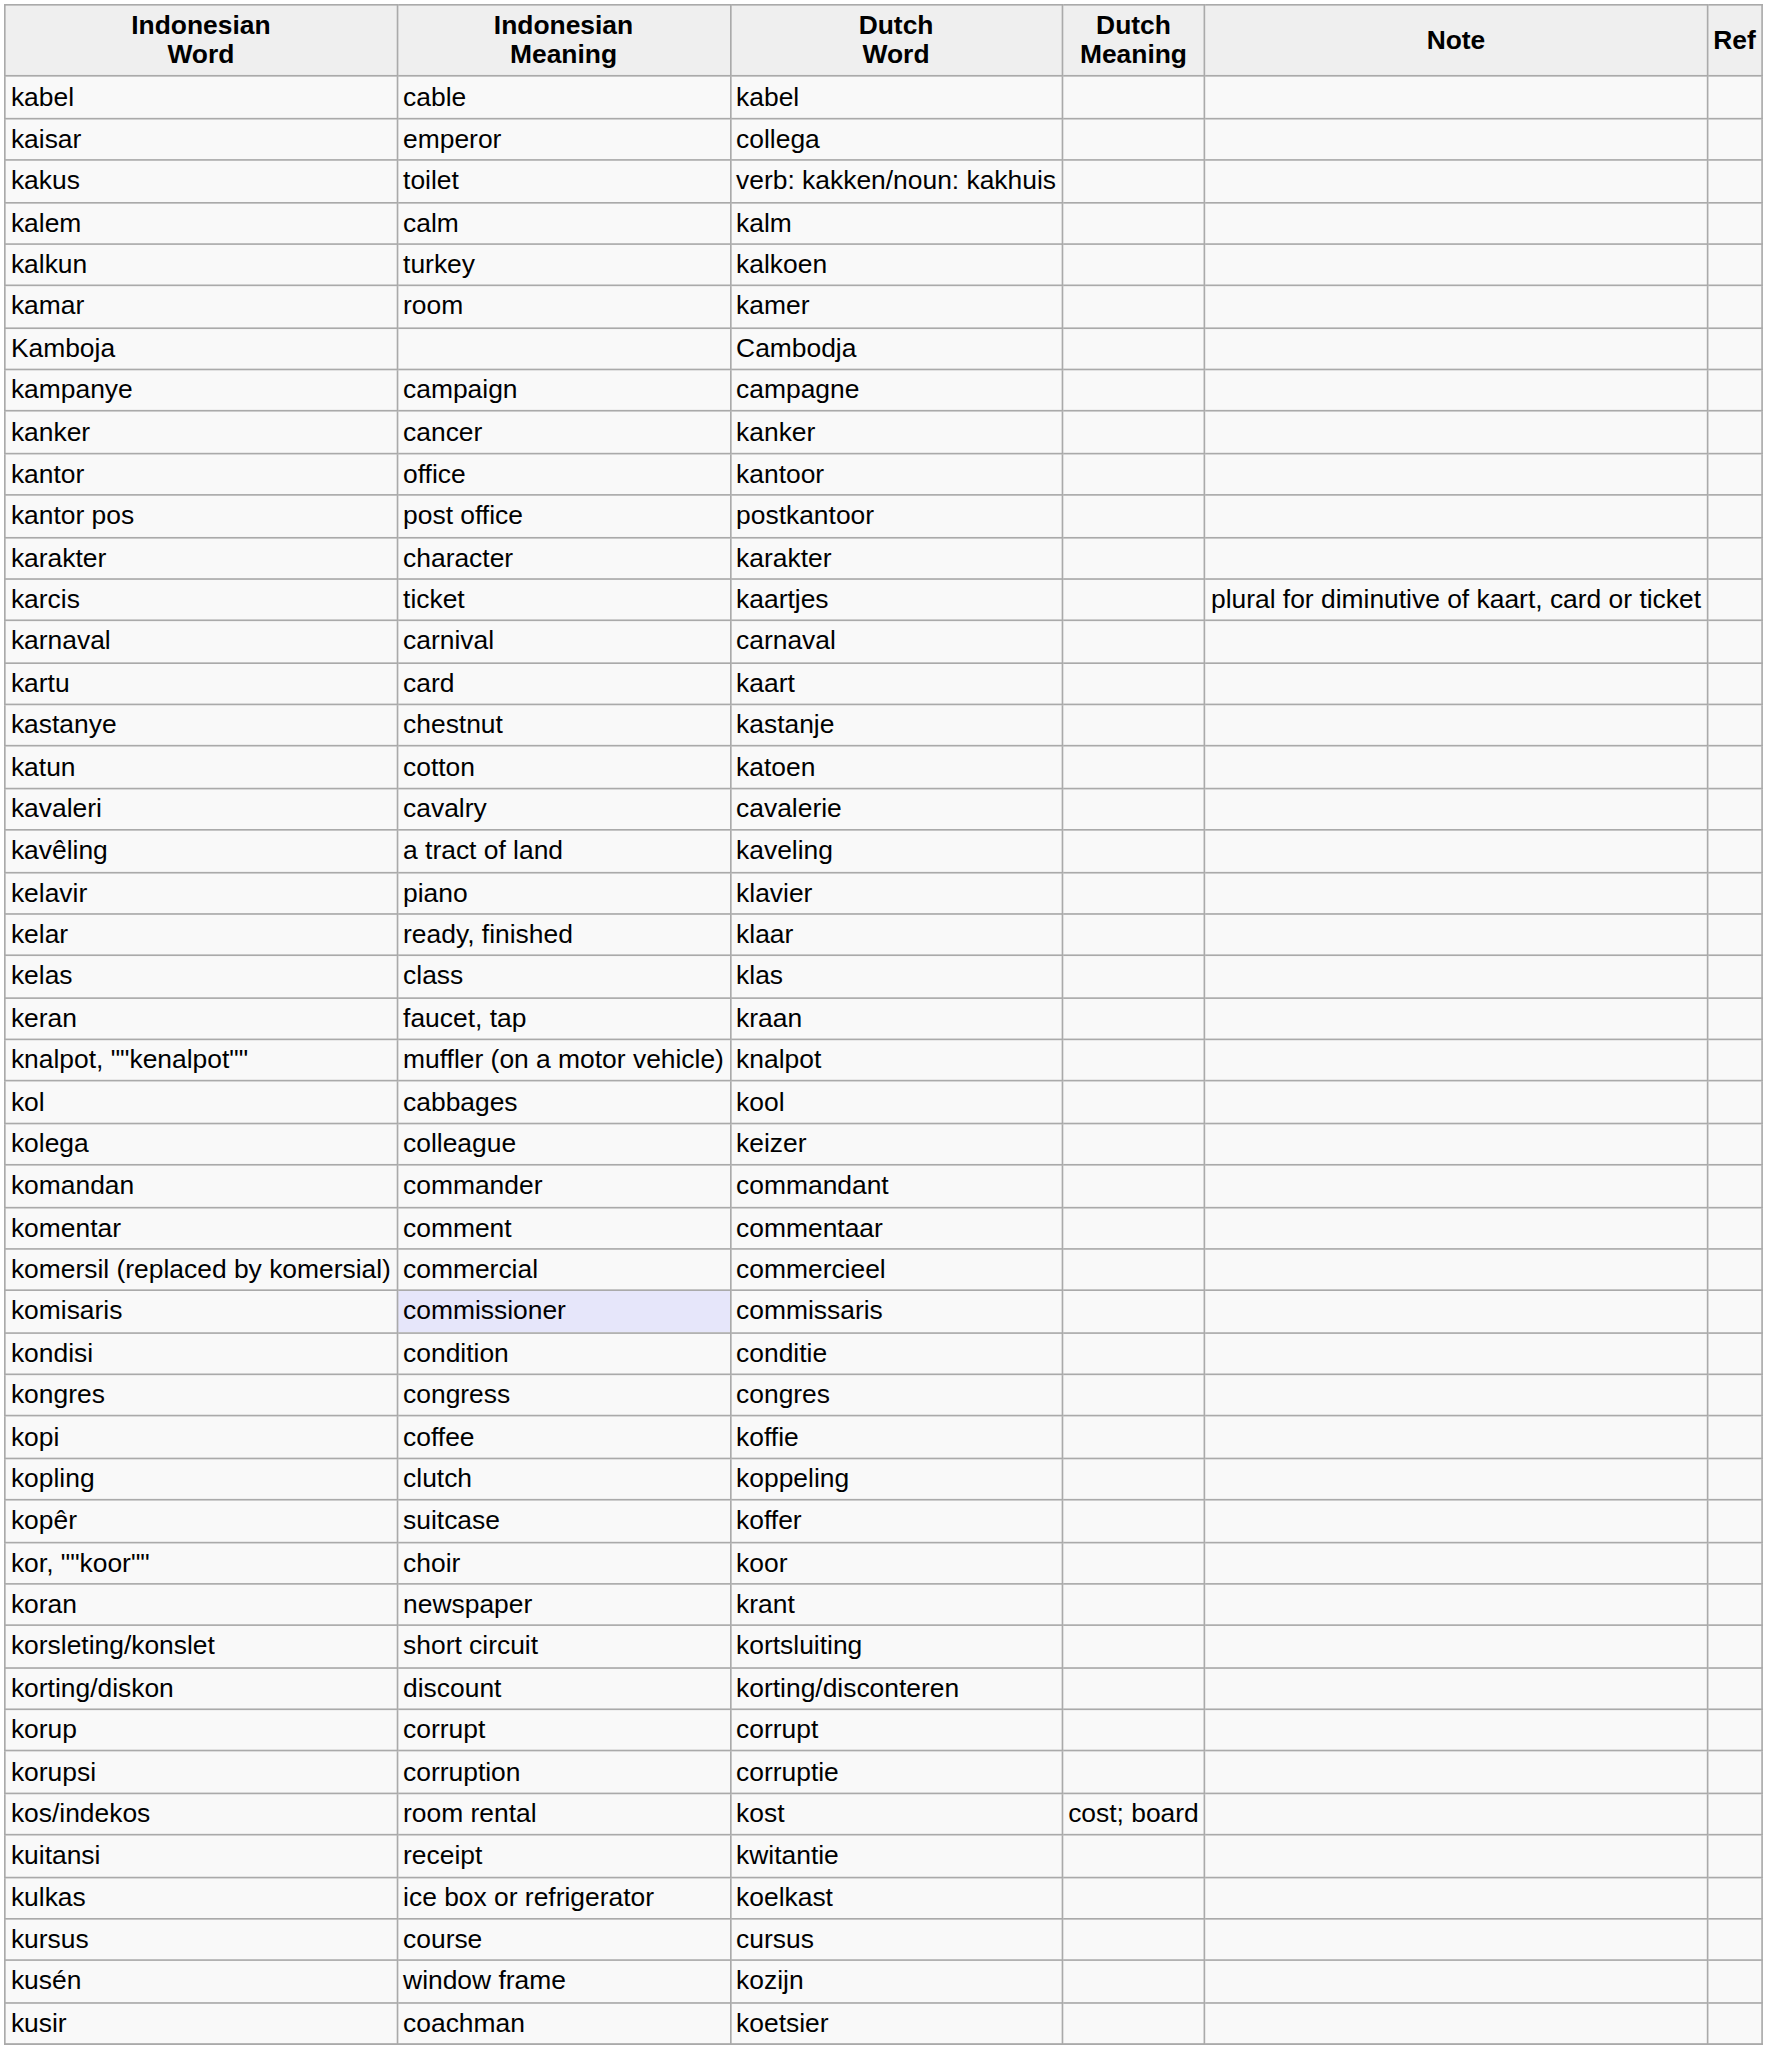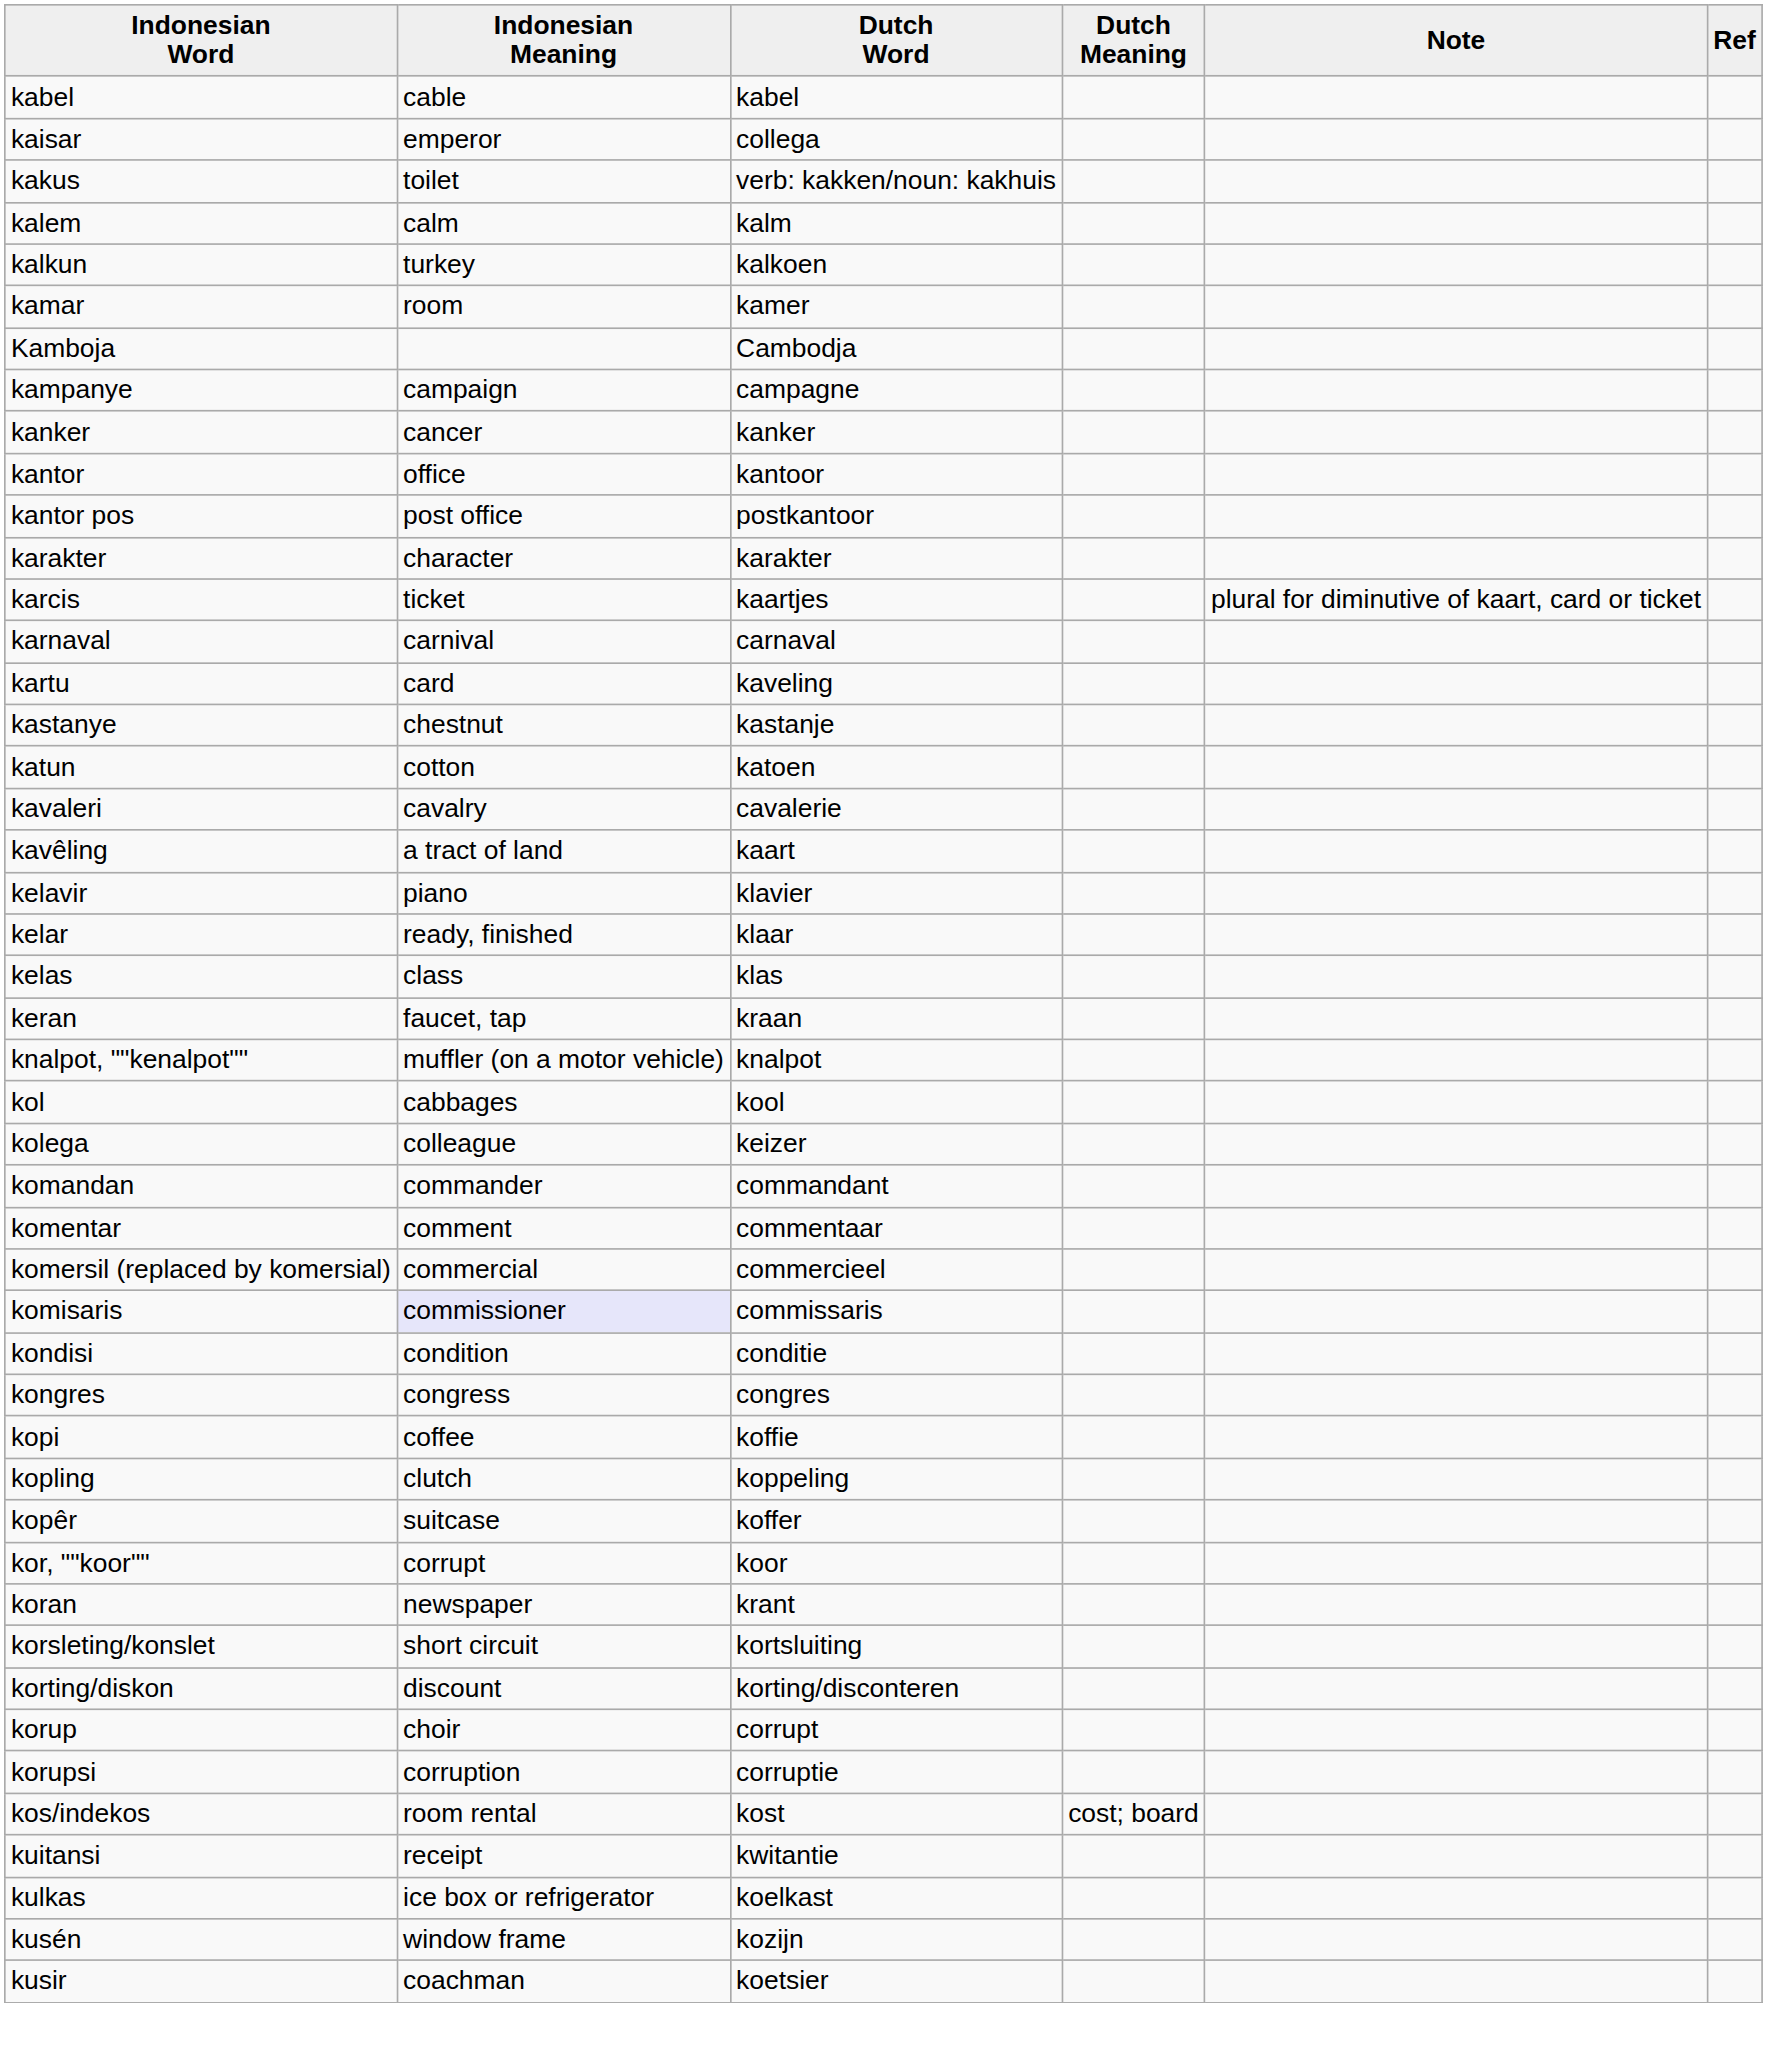(765, 683) kaart -> (785, 683) kaveling
(785, 850) kaveling -> (765, 850) kaart
(432, 1562) choir -> (444, 1562) corrupt
(444, 1729) corrupt -> (432, 1729) choir
- row: (50, 1939)
